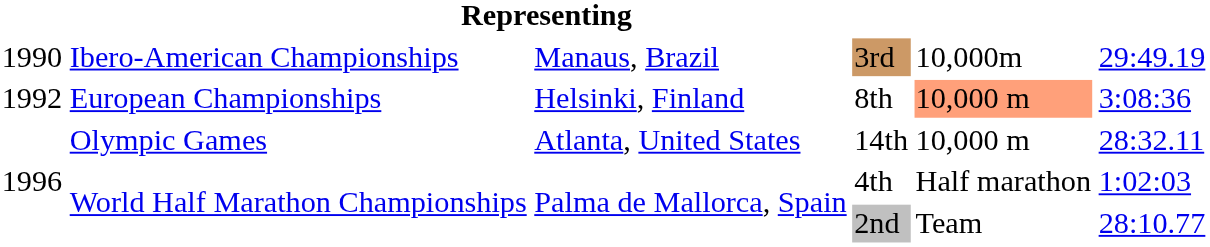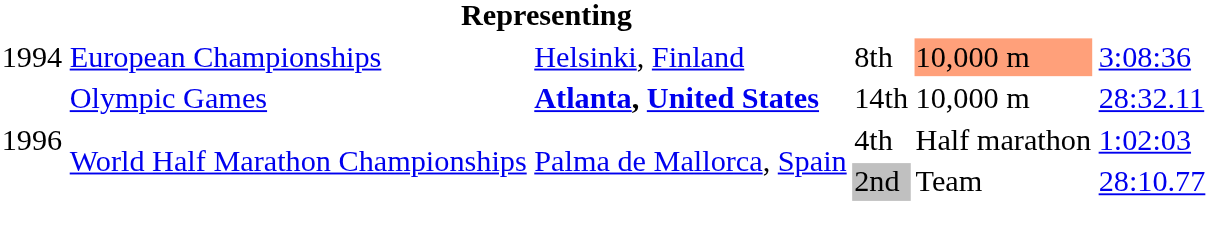- row: (874, 56)
(32, 98) 1992 -> (32, 56) 1994
(667, 139) normal -> (677, 98) bold
